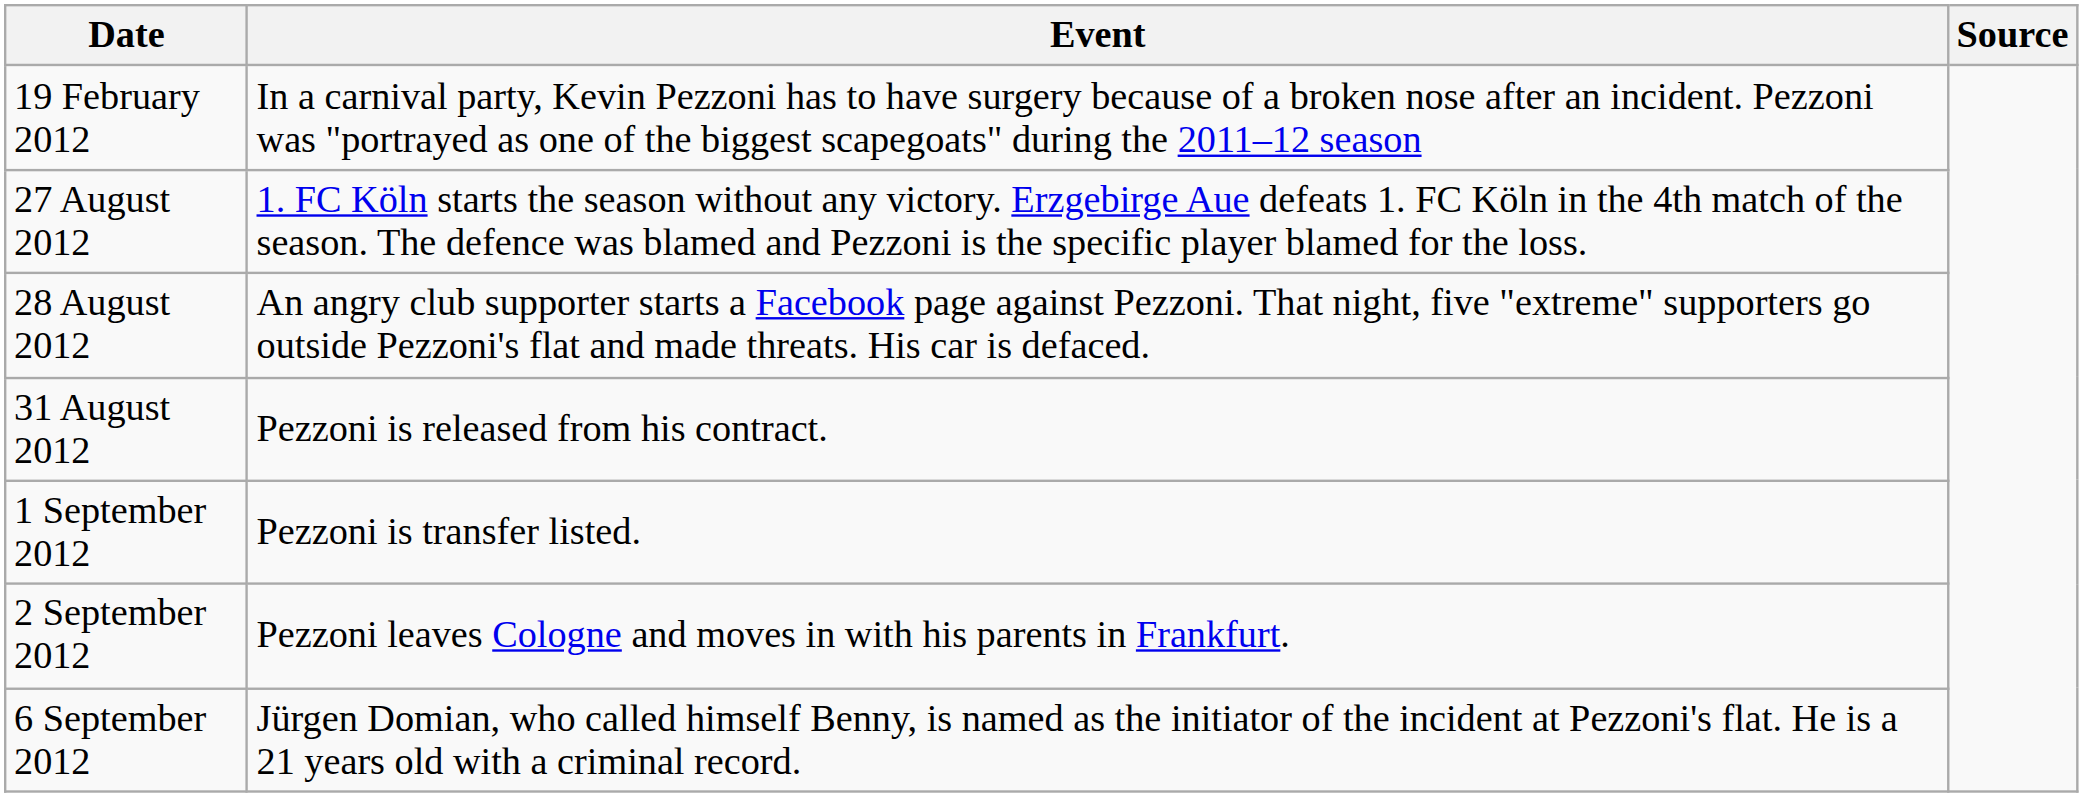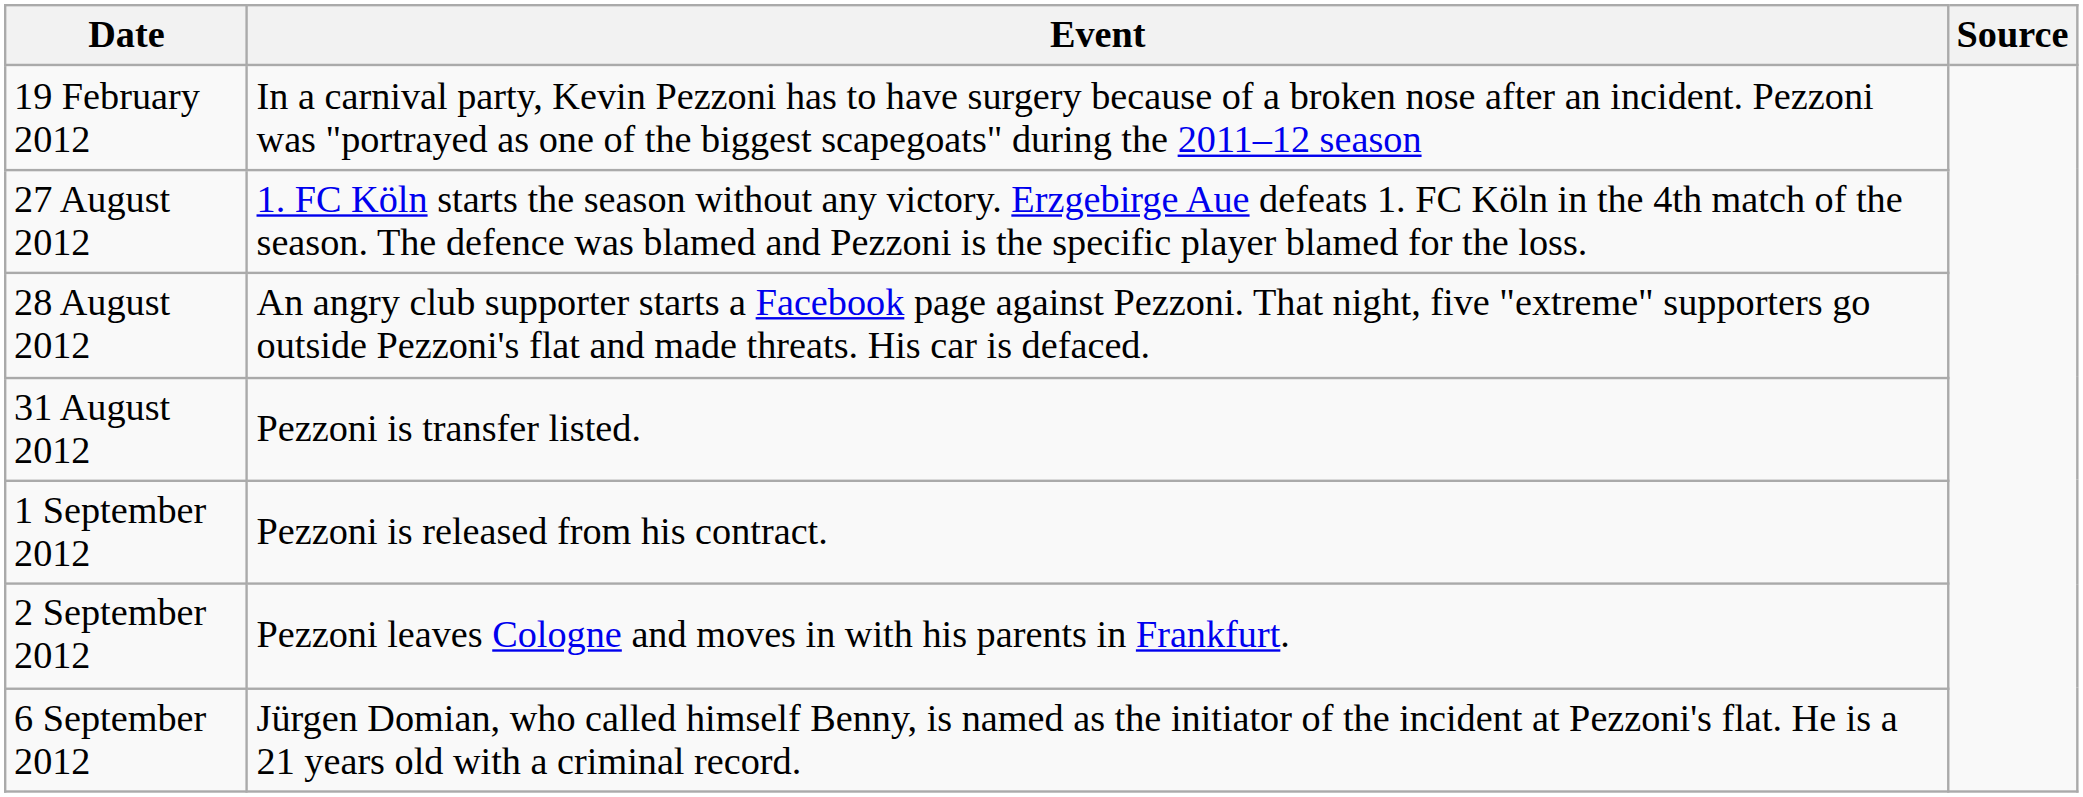(542, 427) Pezzoni is released from his contract. -> (449, 427) Pezzoni is transfer listed.
(449, 531) Pezzoni is transfer listed. -> (542, 531) Pezzoni is released from his contract.
